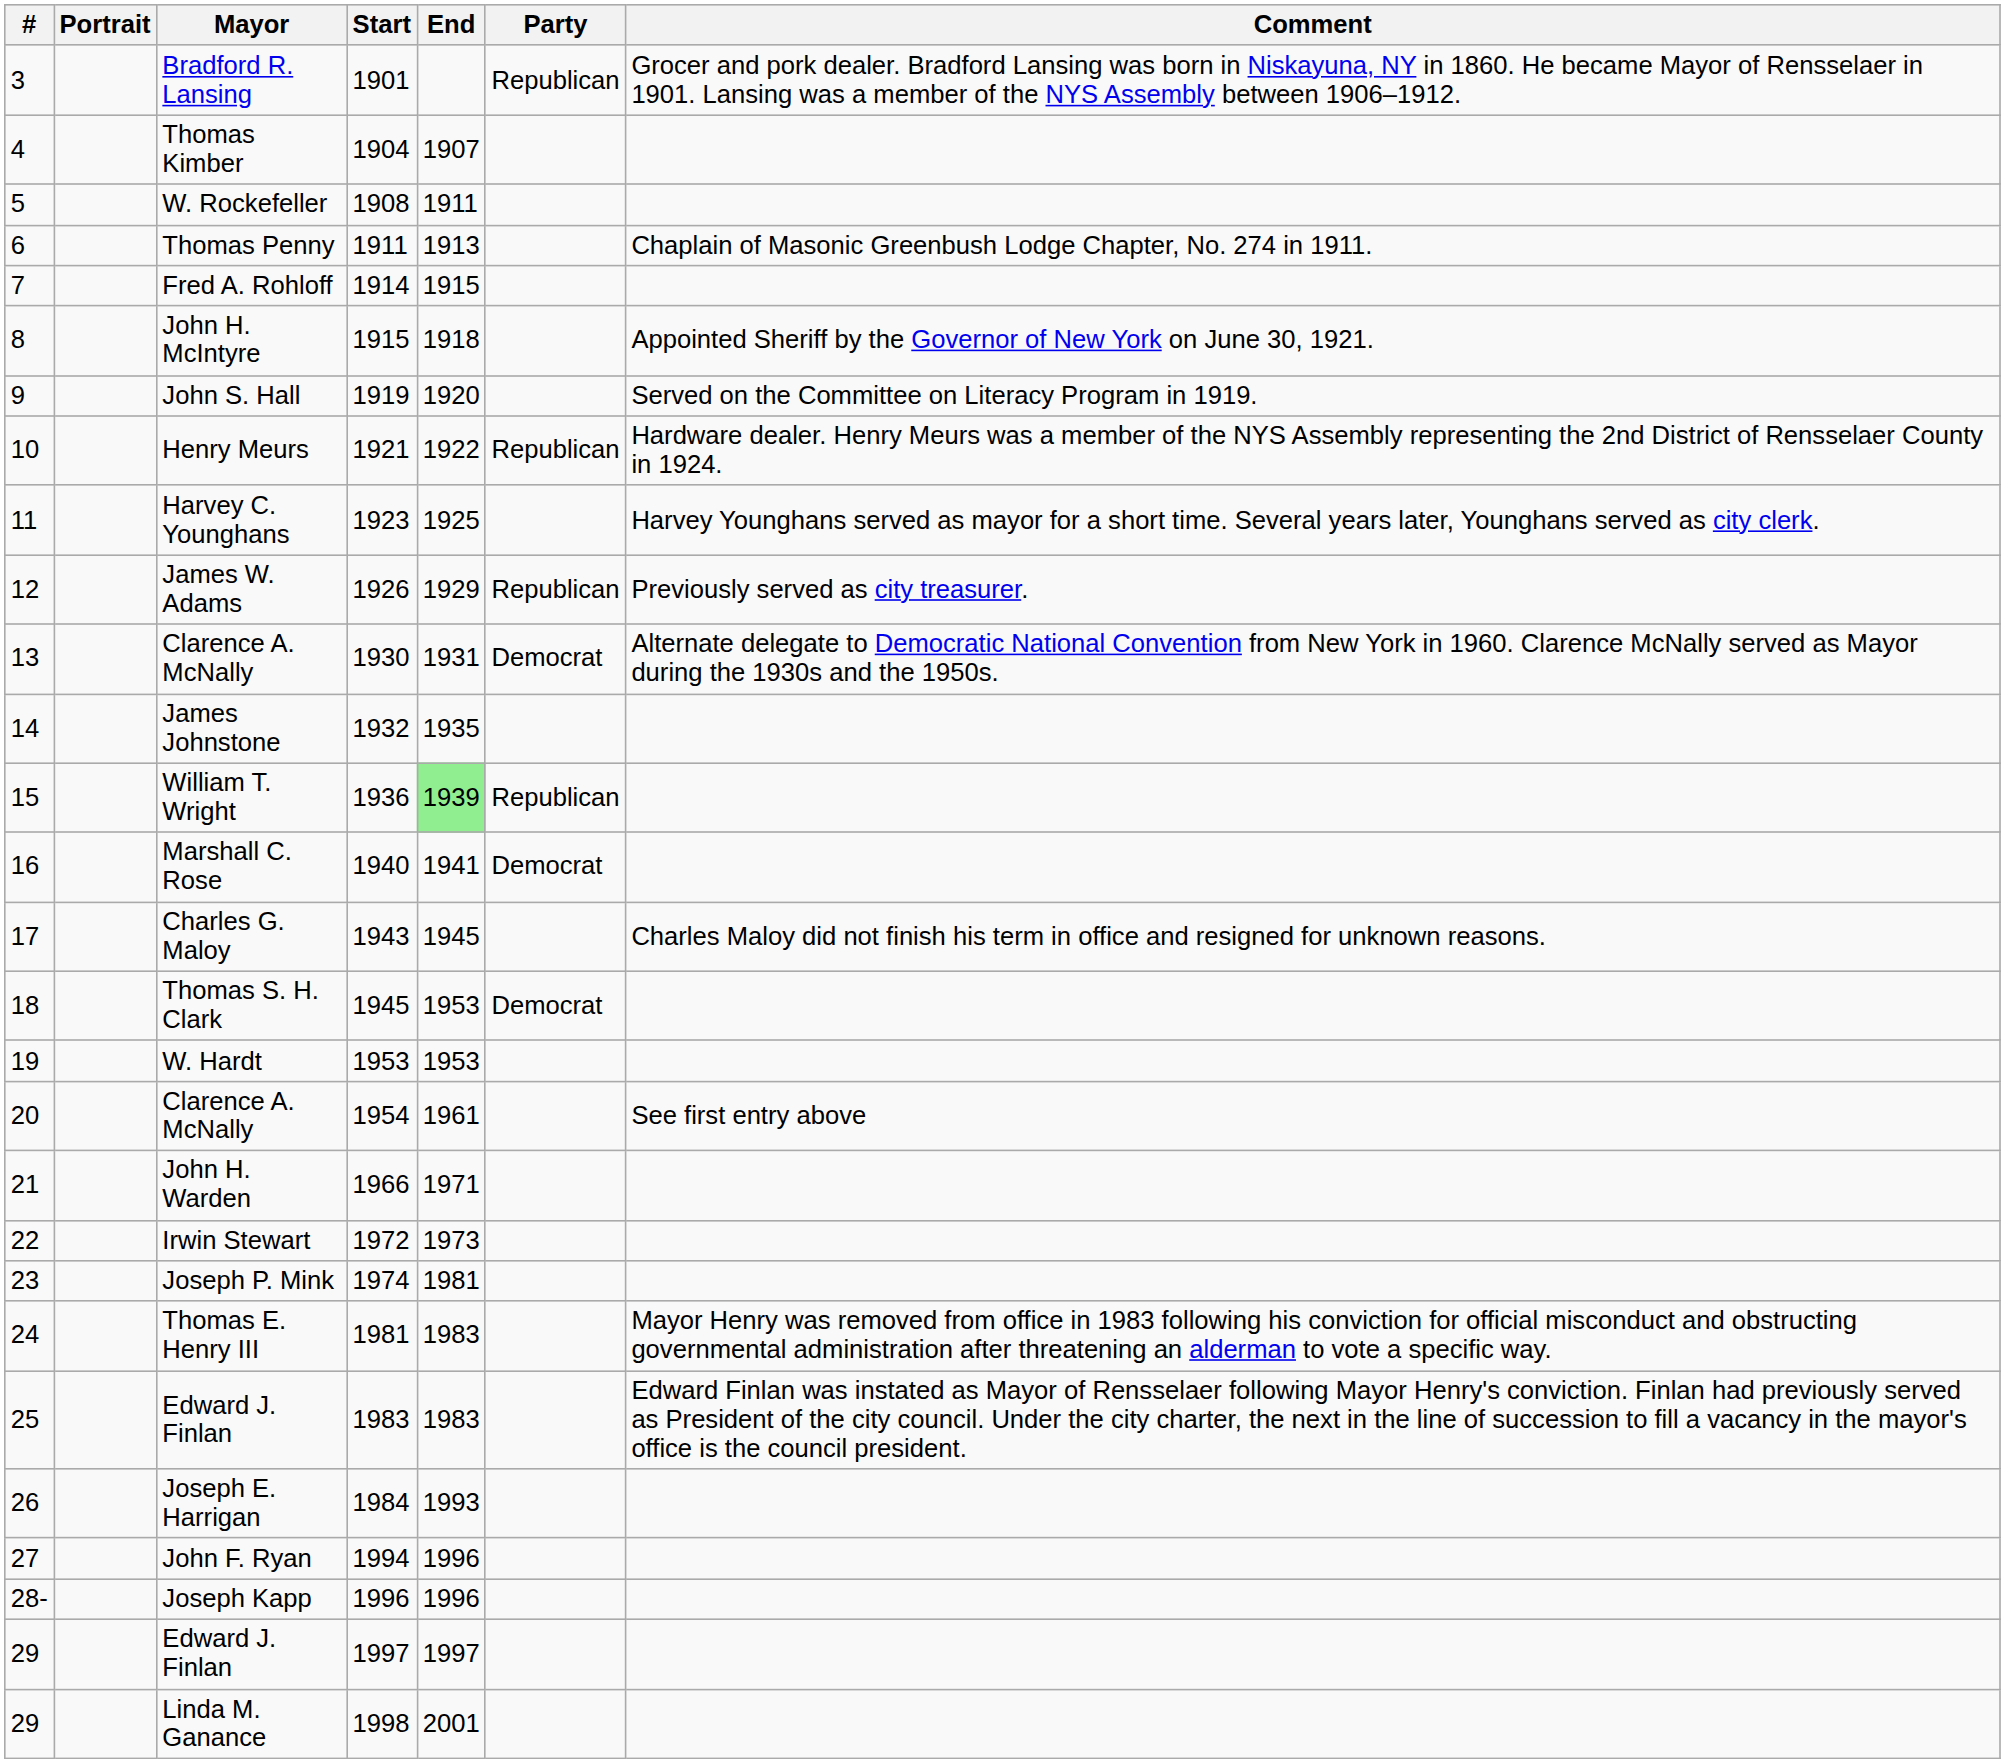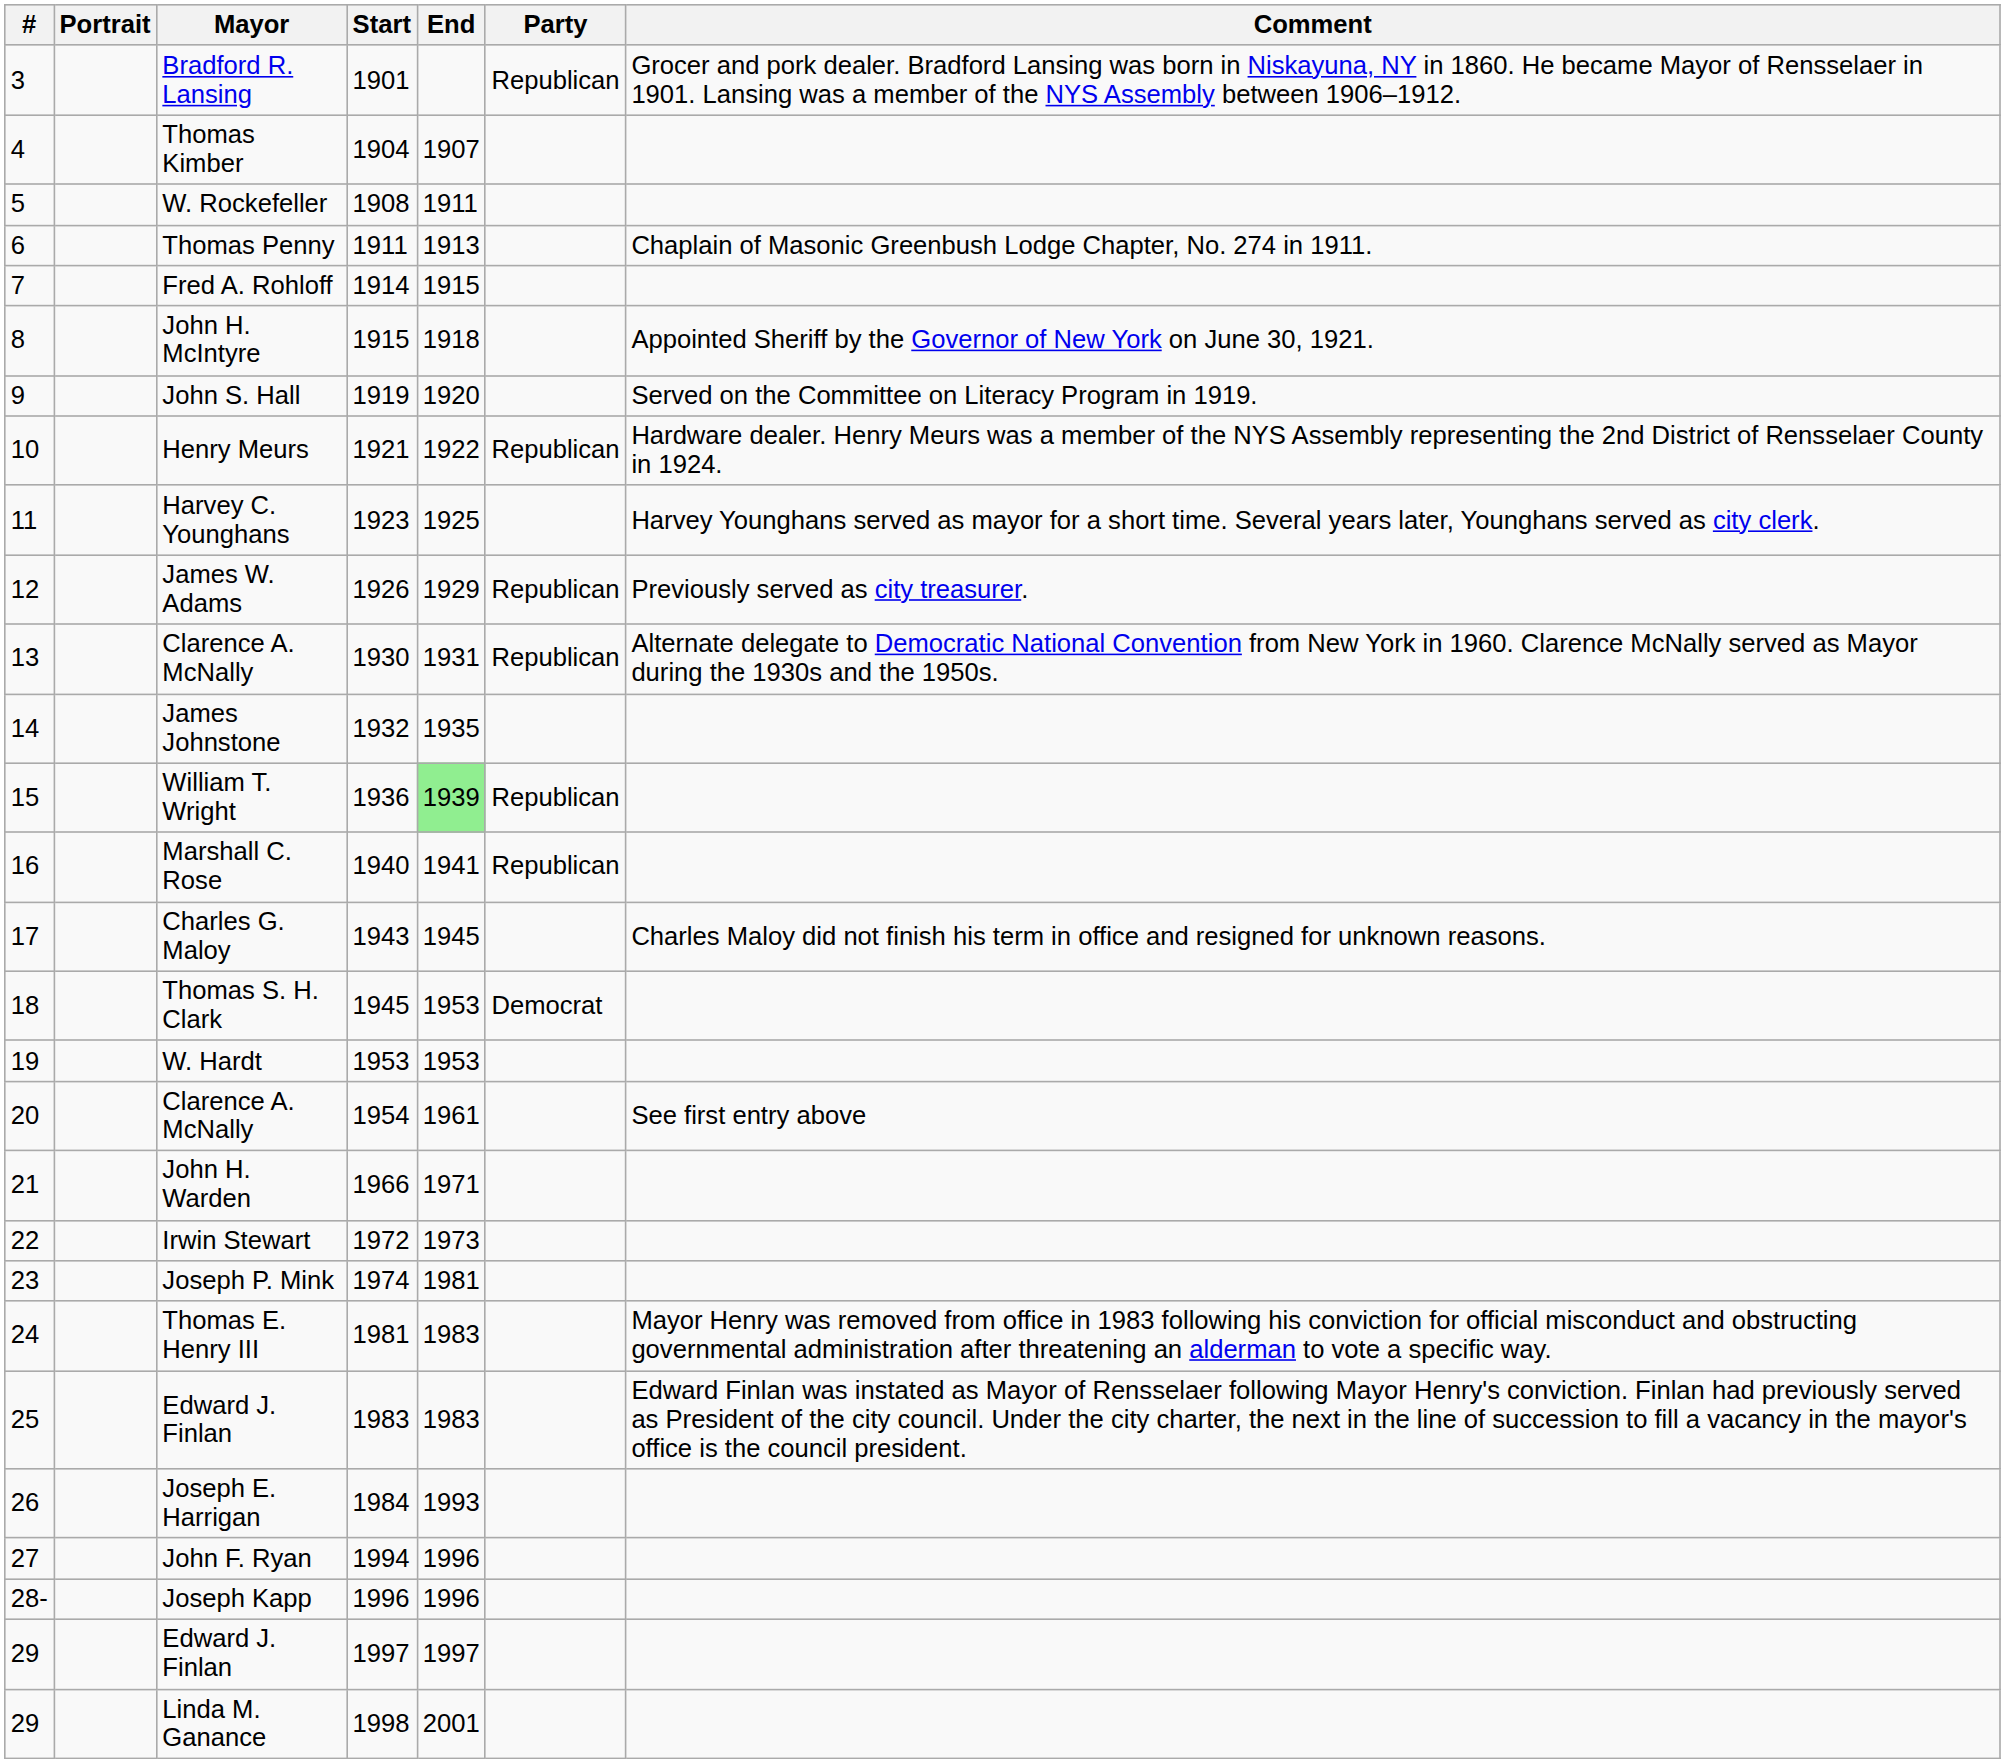(547, 658) Democrat -> (556, 658) Republican
(547, 866) Democrat -> (556, 866) Republican
